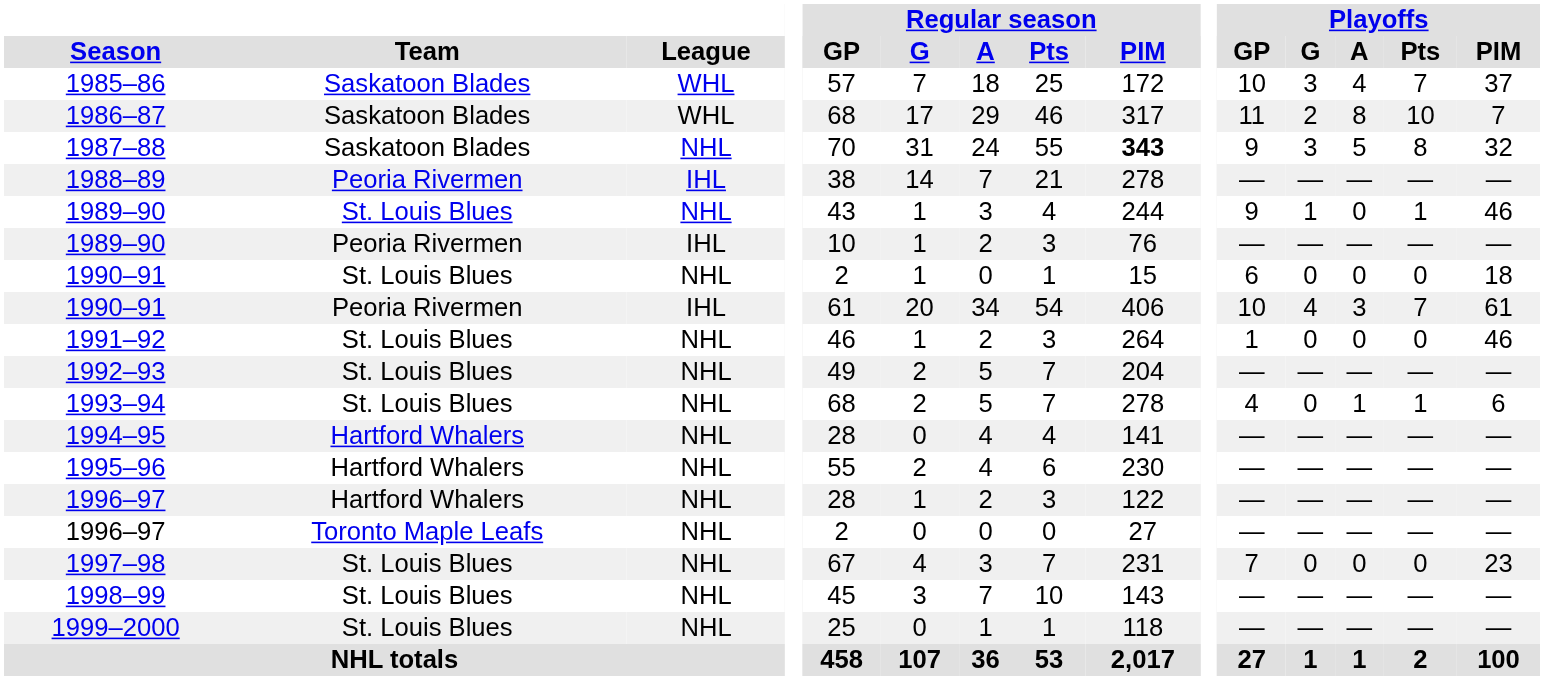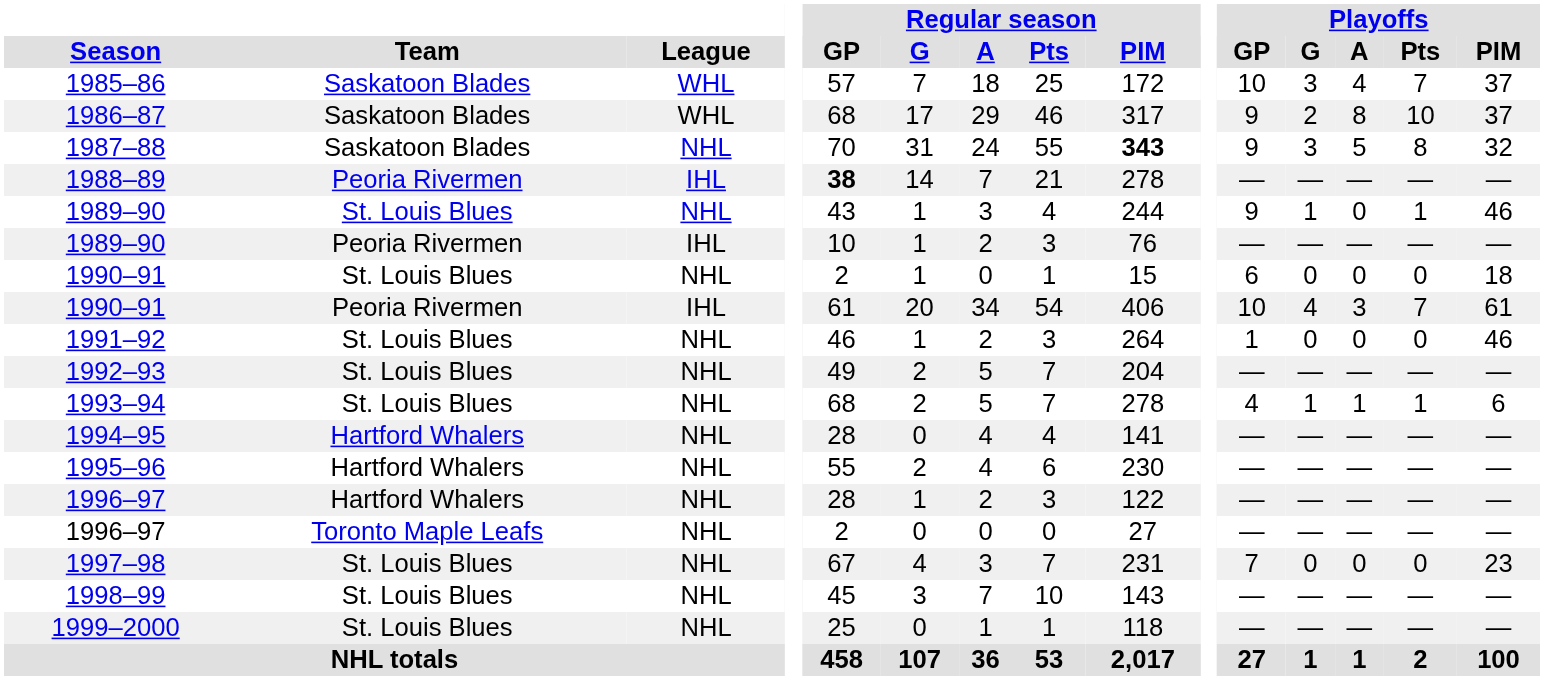(1252, 115) 11 -> (1252, 115) 9
(1498, 115) 7 -> (1498, 115) 37
(842, 179) normal -> (842, 179) bold
(1310, 403) 0 -> (1310, 403) 1
